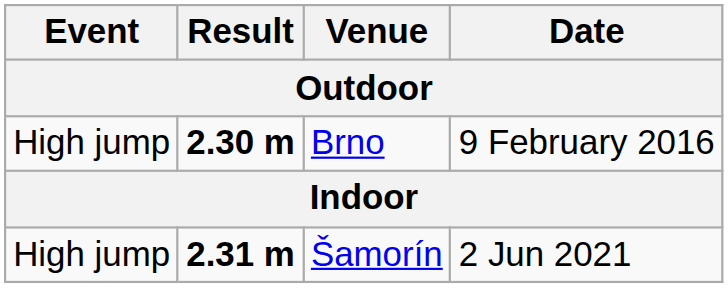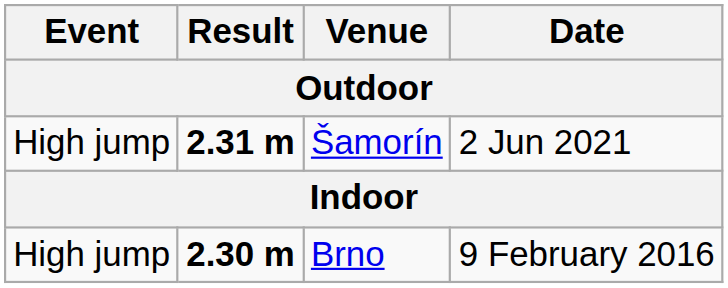rows swapped: (377, 253) <-> (348, 142)
